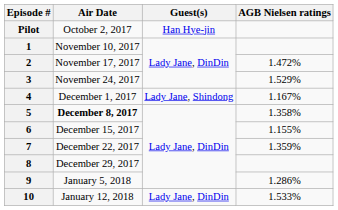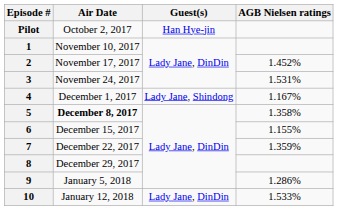(284, 63) 1.472% -> (284, 63) 1.452%
(284, 79) 1.529% -> (284, 79) 1.531%
